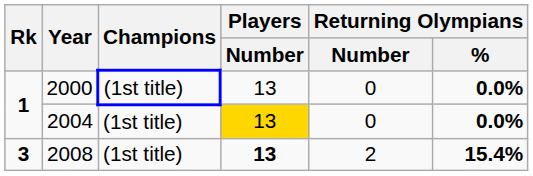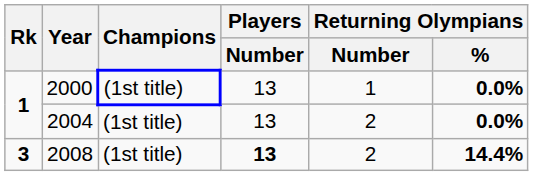(370, 88) 0 -> (370, 88) 1
(265, 122) gold background -> (265, 122) no background
(370, 122) 0 -> (370, 122) 2
(494, 155) 15.4% -> (494, 155) 14.4%
